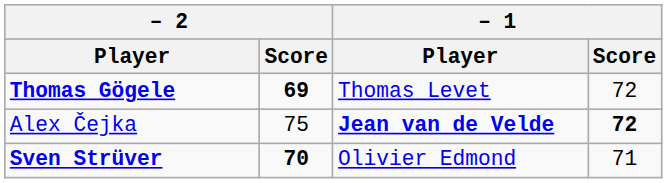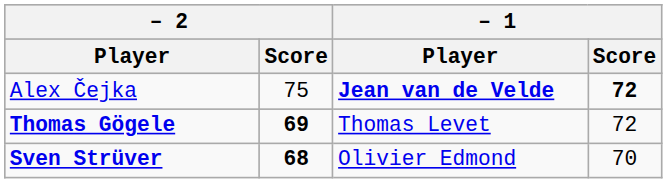rows swapped: (93, 91) <-> (73, 126)
(296, 160) 70 -> (296, 160) 68
(625, 160) 71 -> (625, 160) 70
